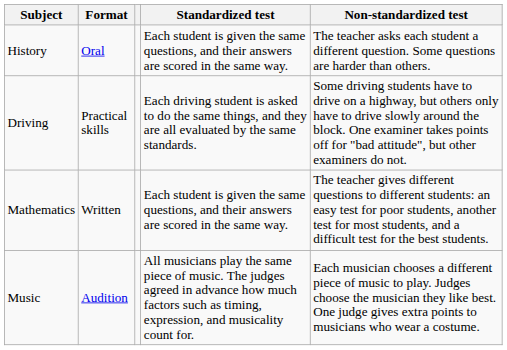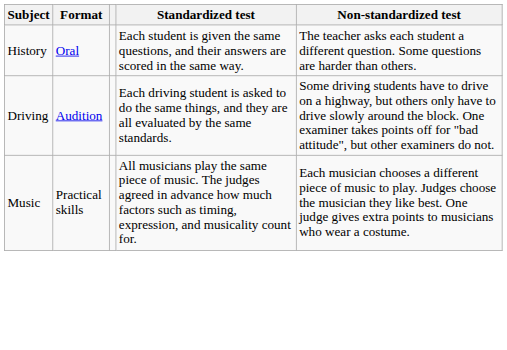(104, 122) Practical skills -> (79, 115) Audition
- row: (41, 210)
(105, 297) Audition -> (79, 202) Practical skills
